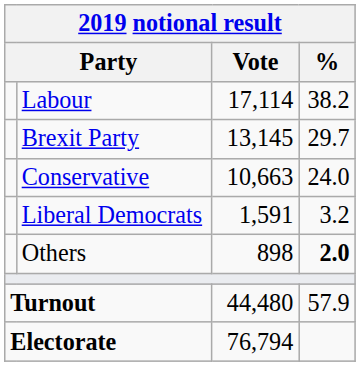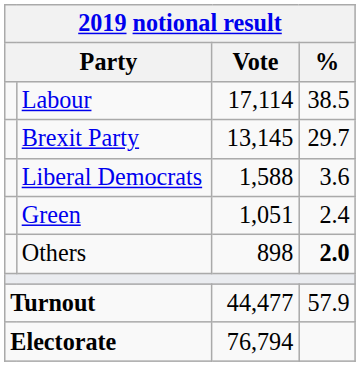(329, 100) 38.2 -> (329, 100) 38.5
- row: (85, 176)
(266, 215) 1,591 -> (266, 176) 1,588
(335, 215) 3.2 -> (335, 176) 3.6
+ row: (51, 215)
(260, 303) 44,480 -> (260, 303) 44,477
